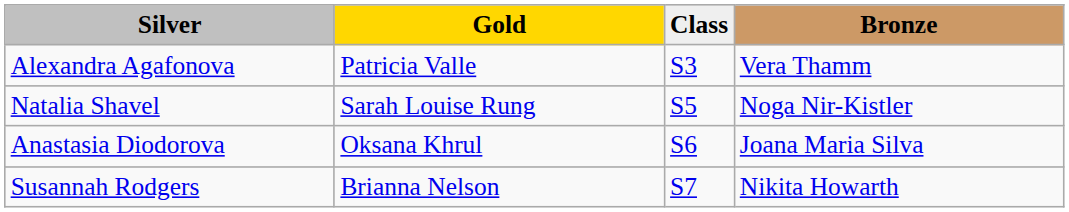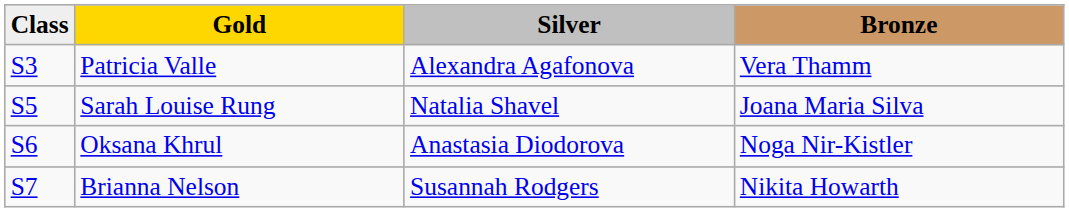columns swapped: (699, 24) <-> (170, 24)
(826, 105) Noga Nir-Kistler -> (832, 105) Joana Maria Silva
(832, 145) Joana Maria Silva -> (826, 145) Noga Nir-Kistler
